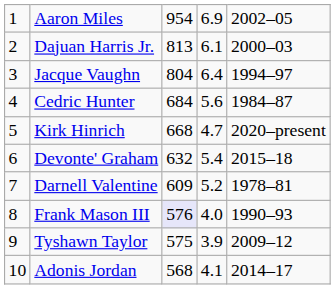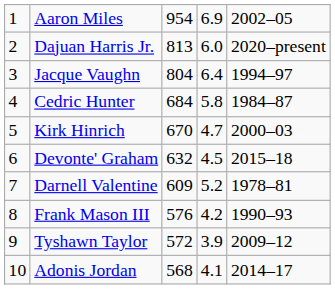(212, 46) 6.1 -> (212, 46) 6.0
(262, 46) 2000–03 -> (278, 46) 2020–present
(212, 102) 5.6 -> (212, 102) 5.8
(180, 130) 668 -> (180, 130) 670
(278, 130) 2020–present -> (262, 130) 2000–03
(212, 158) 5.4 -> (212, 158) 4.5
(180, 213) lavender background -> (180, 213) no background
(212, 213) 4.0 -> (212, 213) 4.2
(180, 241) 575 -> (180, 241) 572
